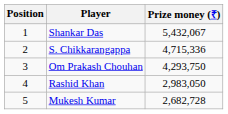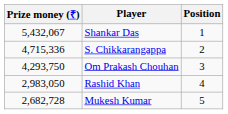columns swapped: (25, 14) <-> (184, 15)
